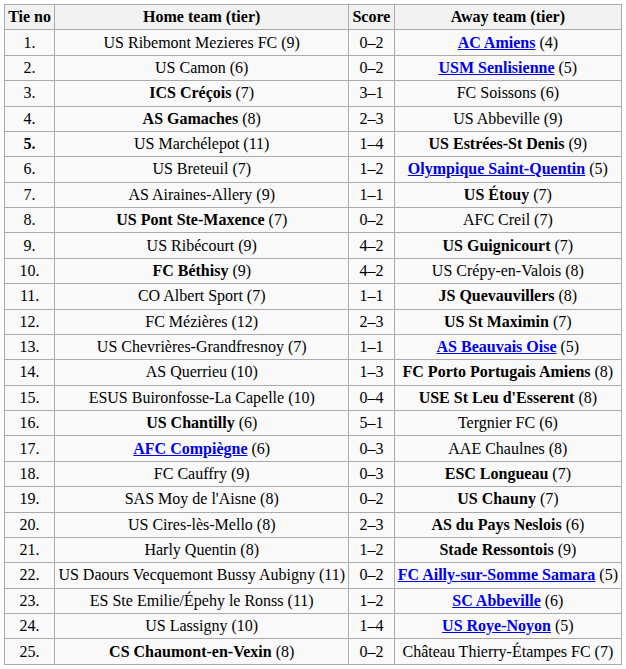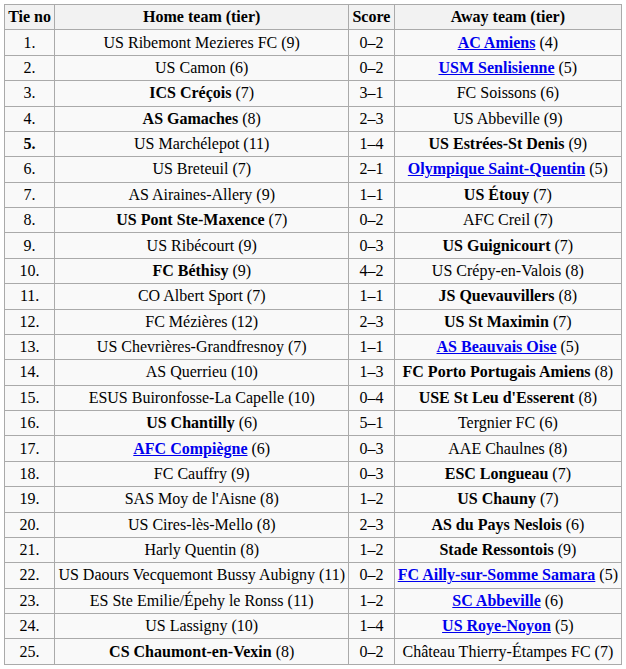(371, 169) 1–2 -> (371, 169) 2–1
(371, 245) 4–2 -> (371, 245) 0–3
(371, 499) 0–2 -> (371, 499) 1–2
